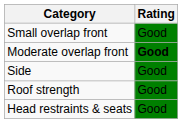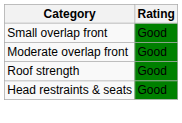(153, 52) bold -> (152, 52) normal
- row: (19, 71)
